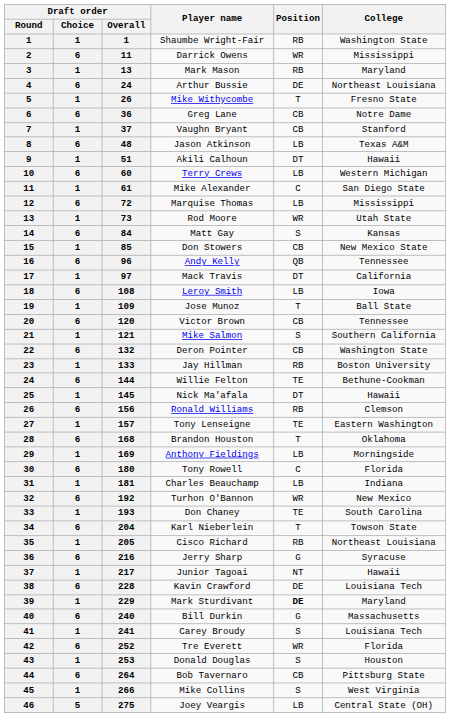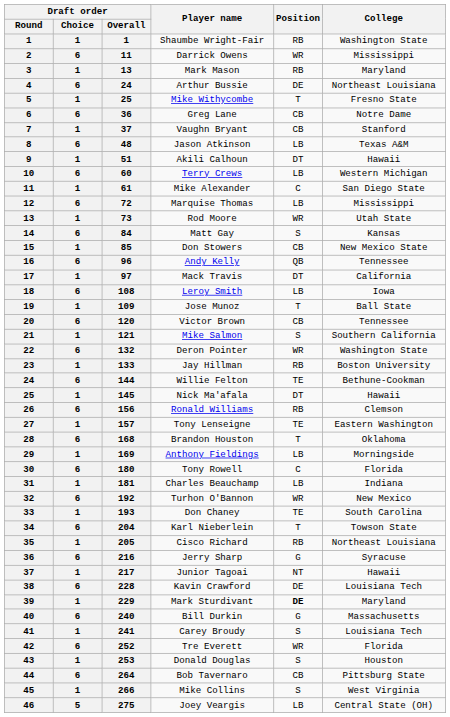(126, 101) 26 -> (126, 101) 25
(298, 351) CB -> (298, 351) WR
